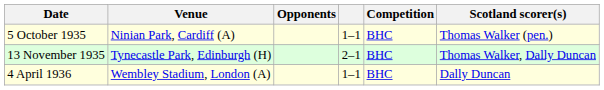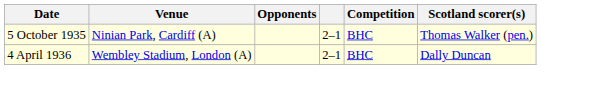(351, 34) 1–1 -> (332, 34) 2–1
- row: (56, 54)
(351, 74) 1–1 -> (332, 54) 2–1
